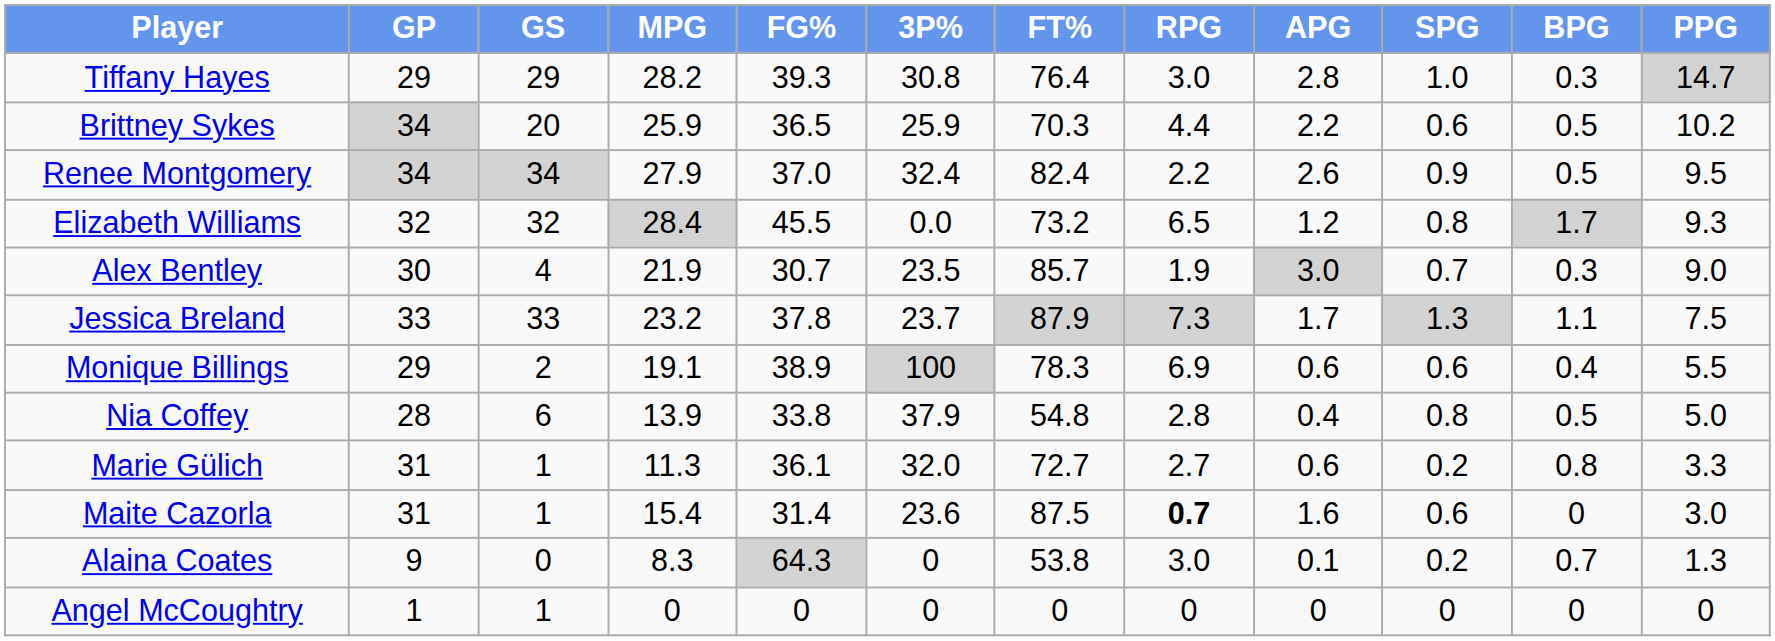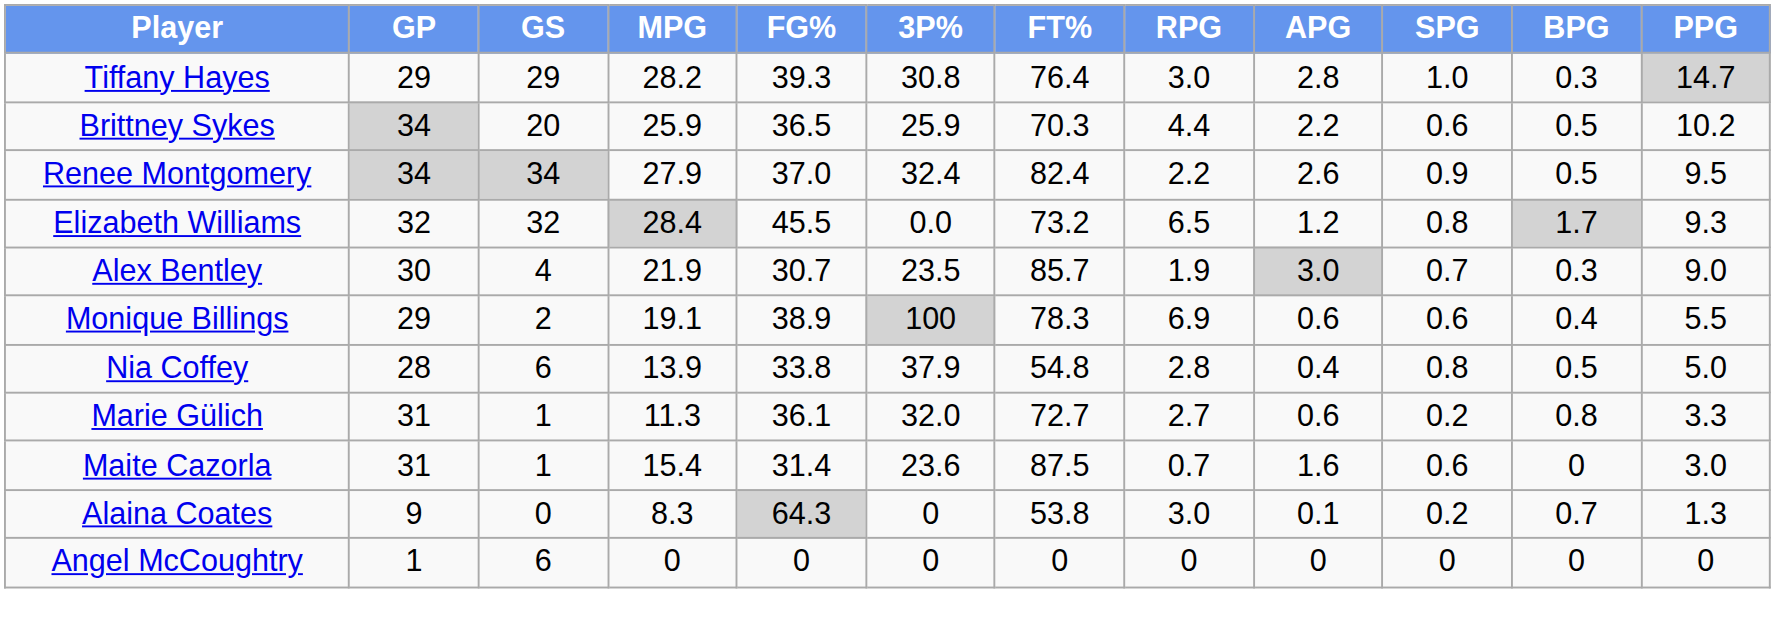- row: (177, 319)
(1189, 513) bold -> (1189, 464) normal
(543, 610) 1 -> (543, 561) 6
